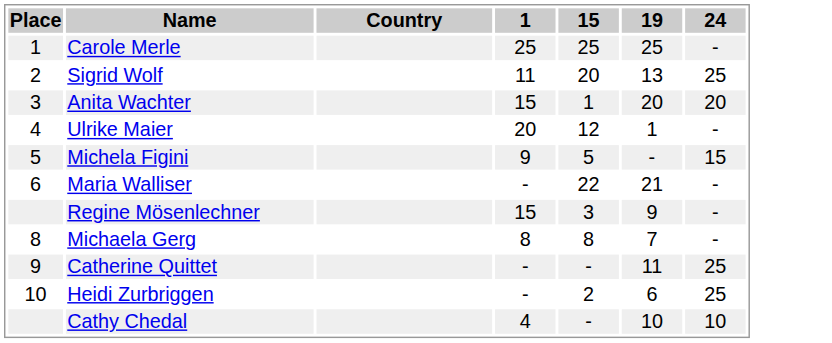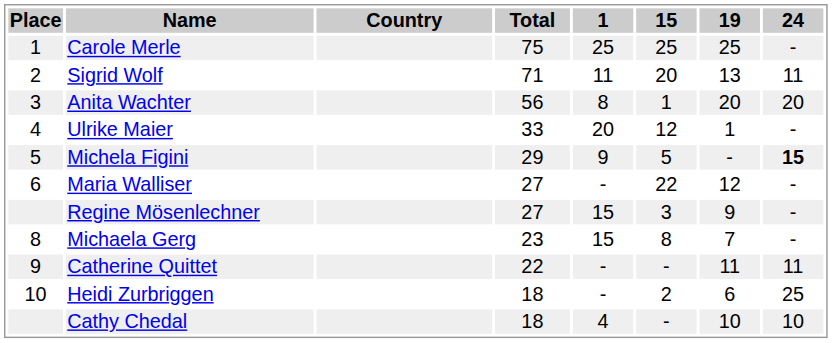+ column: (532, 21)
(715, 75) 25 -> (793, 75) 11
(525, 103) 15 -> (603, 103) 8
(715, 157) normal -> (793, 157) bold
(652, 185) 21 -> (730, 185) 12
(525, 239) 8 -> (603, 239) 15
(715, 267) 25 -> (793, 267) 11
